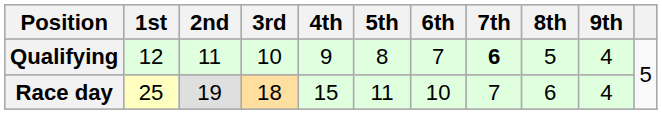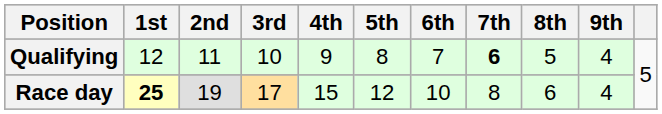(151, 92) normal -> (151, 92) bold
(269, 92) 18 -> (269, 92) 17
(382, 92) 11 -> (382, 92) 12
(494, 92) 7 -> (494, 92) 8
